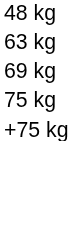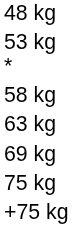+ row: (30, 54)
+ row: (30, 95)
